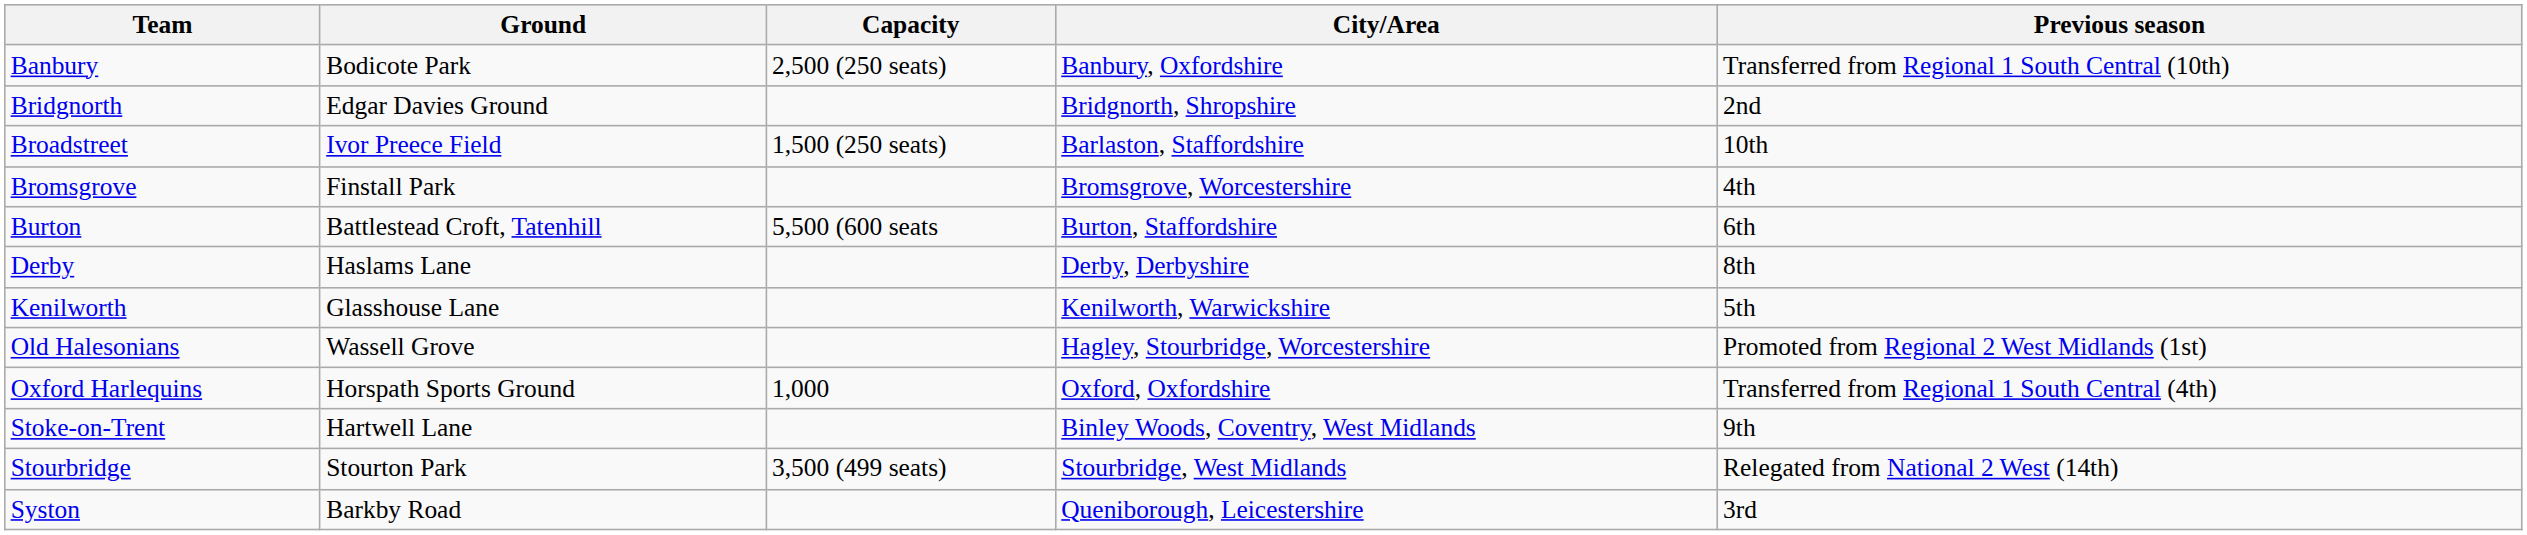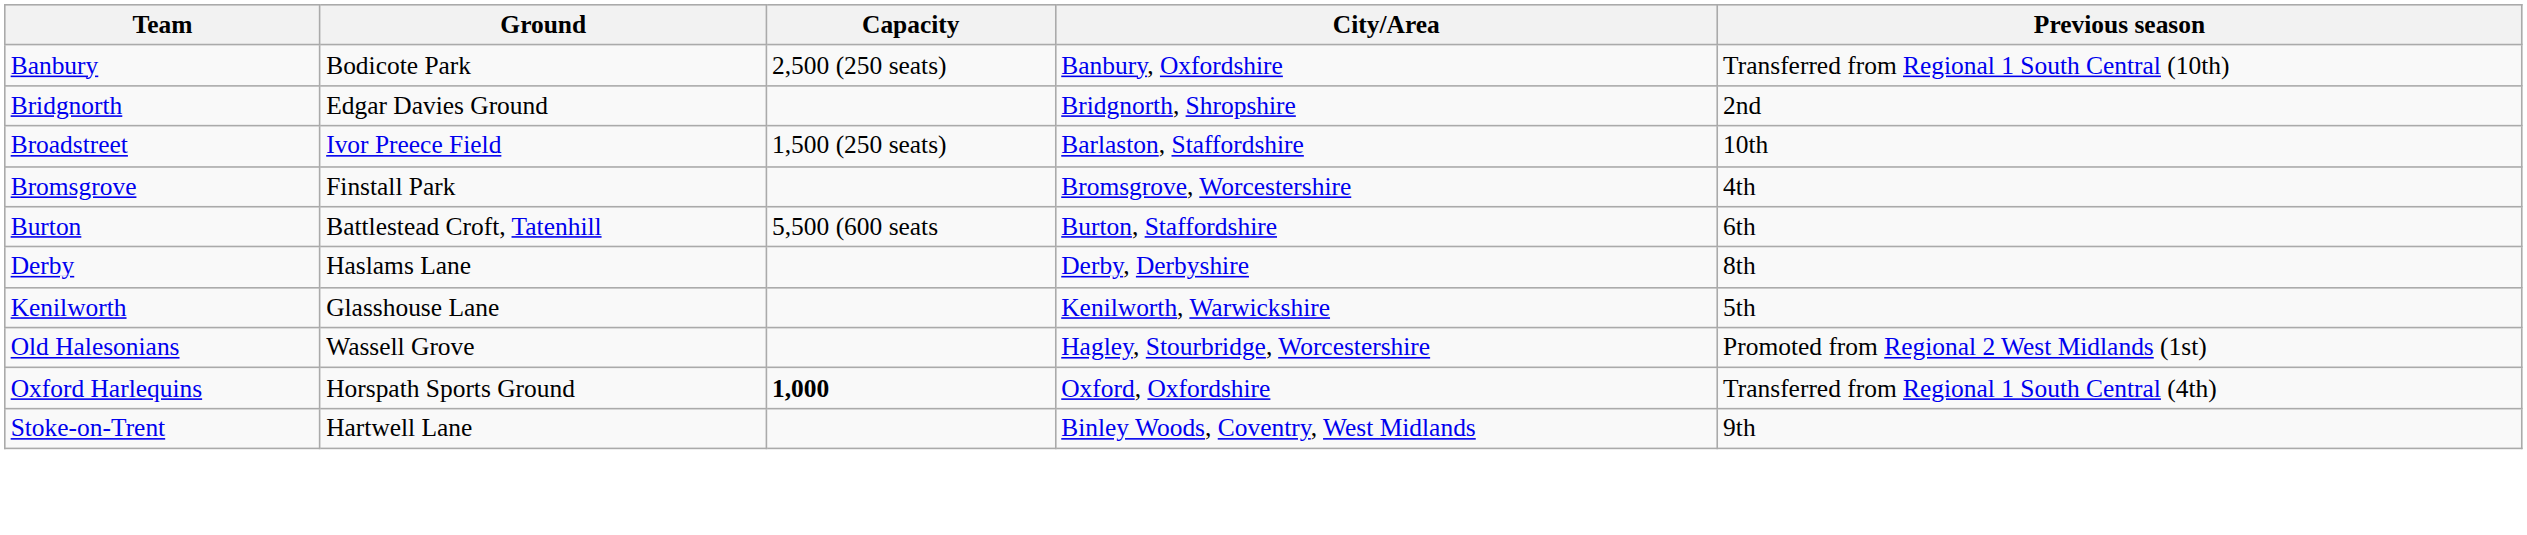(801, 387) normal -> (801, 387) bold
- row: (71, 468)
- row: (45, 508)
